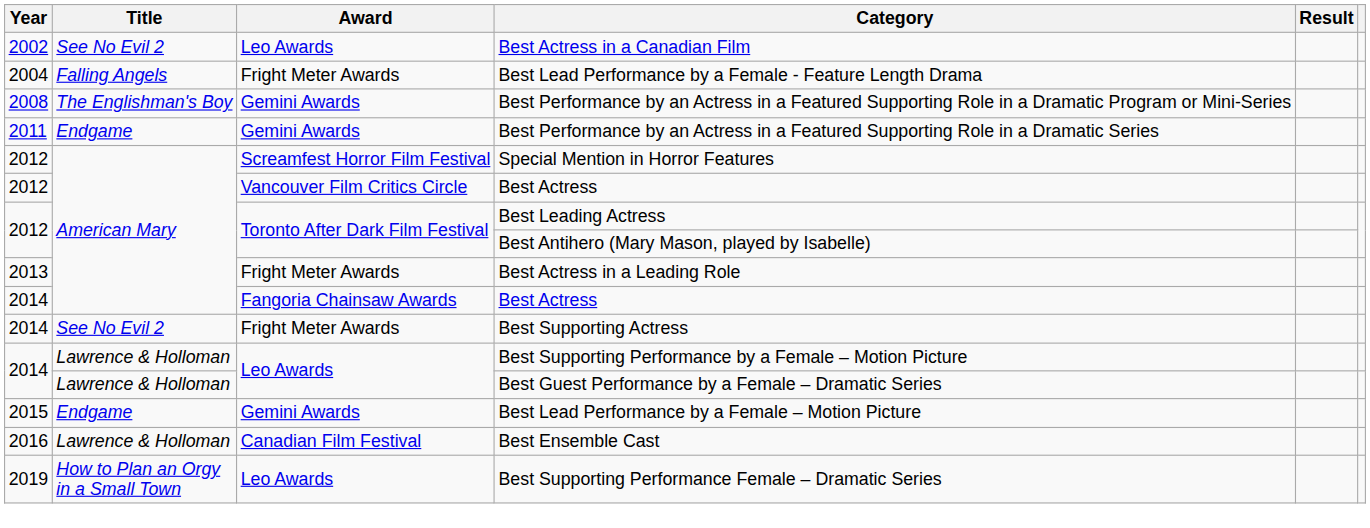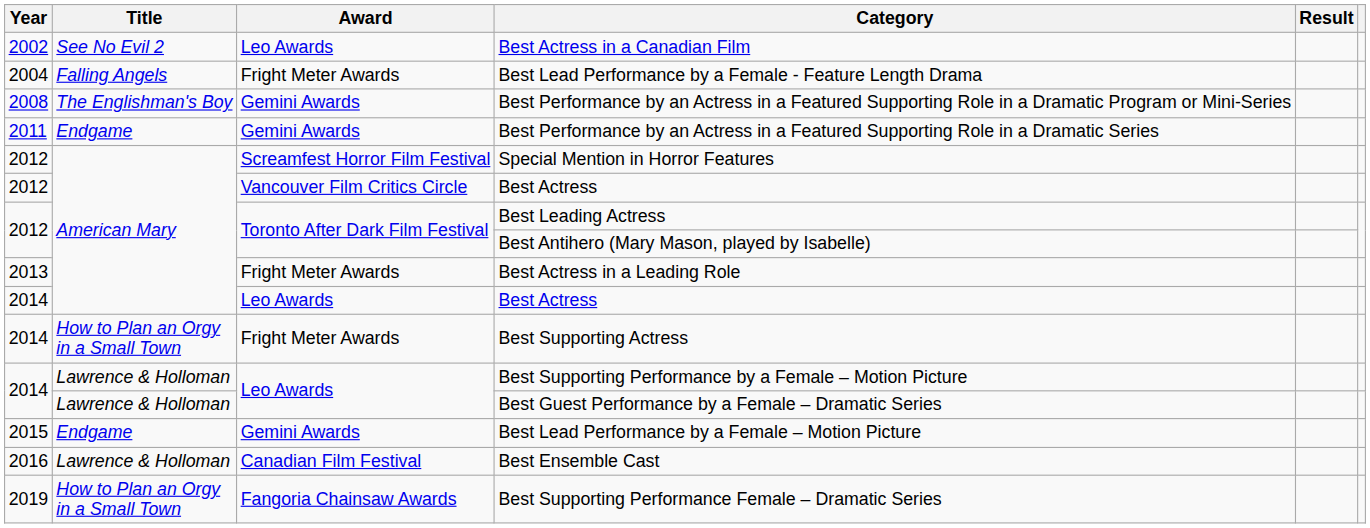(349, 300) Fangoria Chainsaw Awards -> (287, 300) Leo Awards
(110, 328) See No Evil 2 -> (138, 338) How to Plan an Orgy in a Small Town
(287, 479) Leo Awards -> (349, 499) Fangoria Chainsaw Awards
